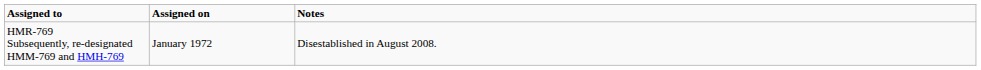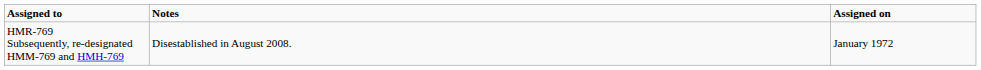columns swapped: (181, 13) <-> (311, 13)
